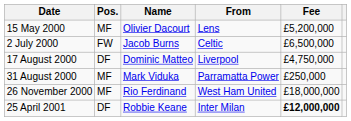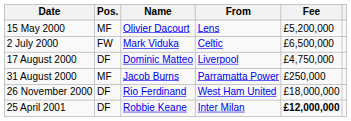(151, 44) Jacob Burns -> (151, 44) Mark Viduka
(151, 76) Mark Viduka -> (151, 76) Jacob Burns
(104, 92) MF -> (104, 92) DF
